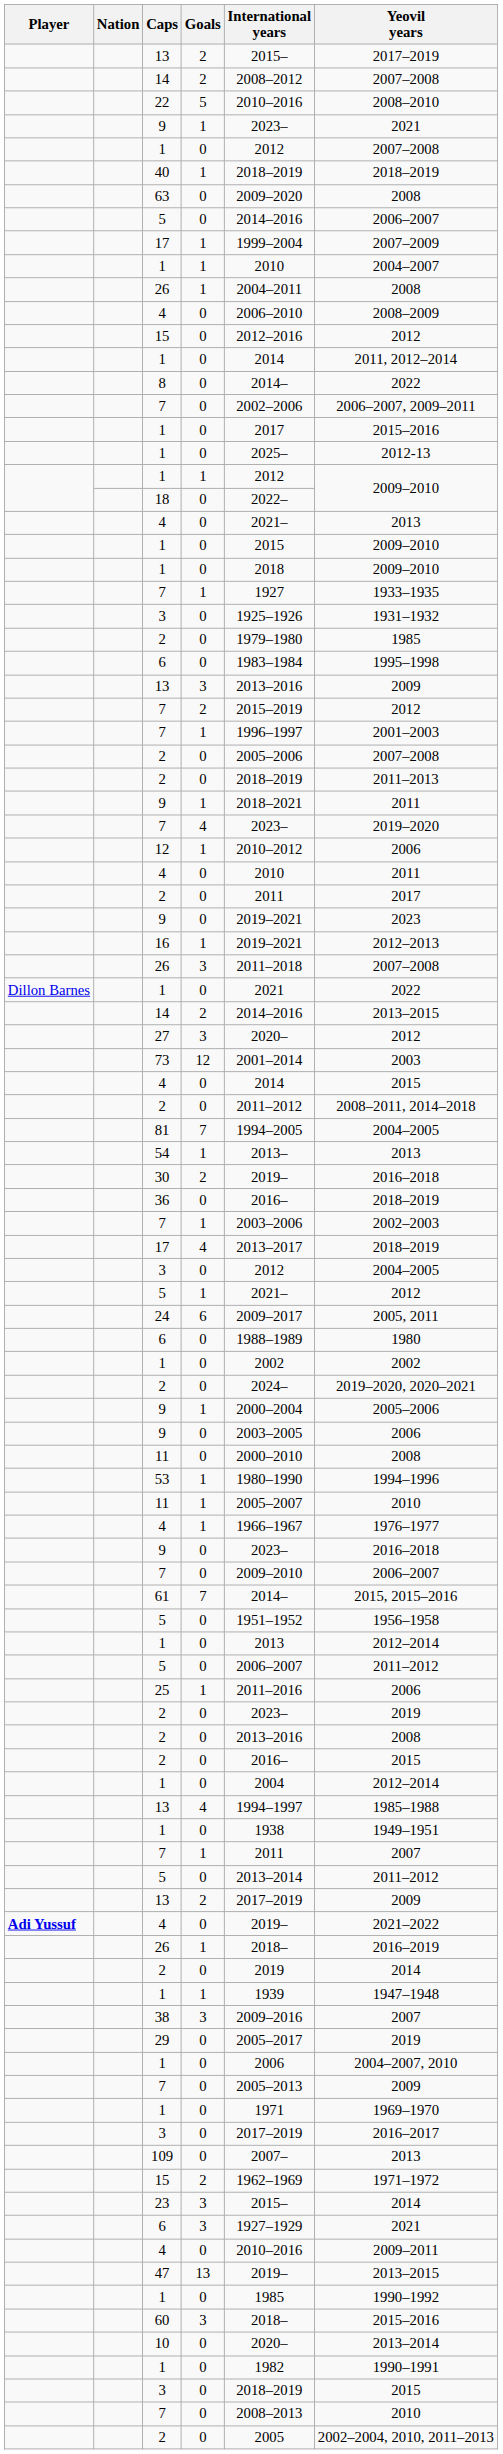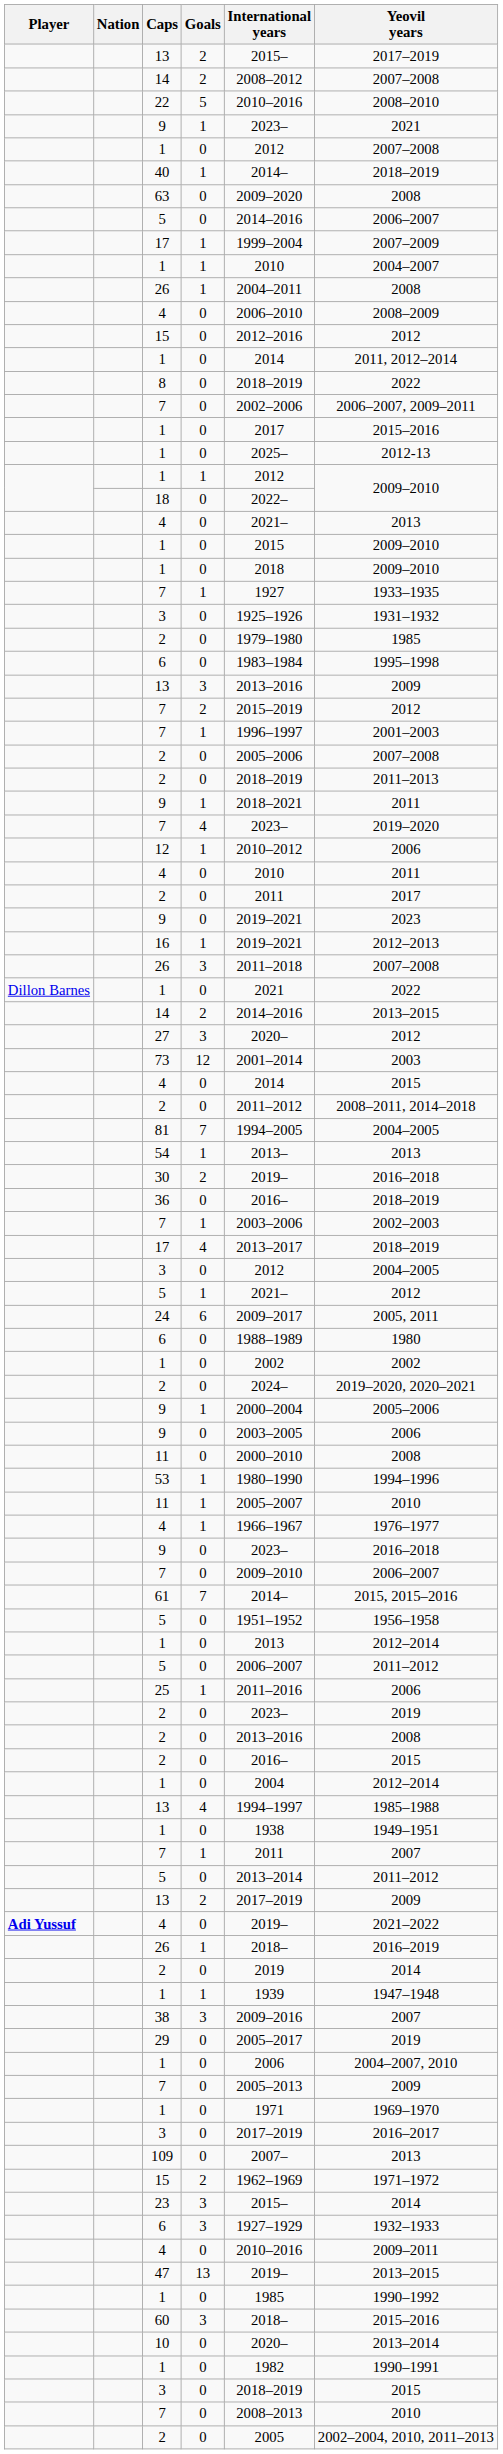(269, 172) 2018–2019 -> (269, 172) 2014–
(269, 382) 2014– -> (269, 382) 2018–2019
(406, 2227) 2021 -> (406, 2227) 1932–1933
